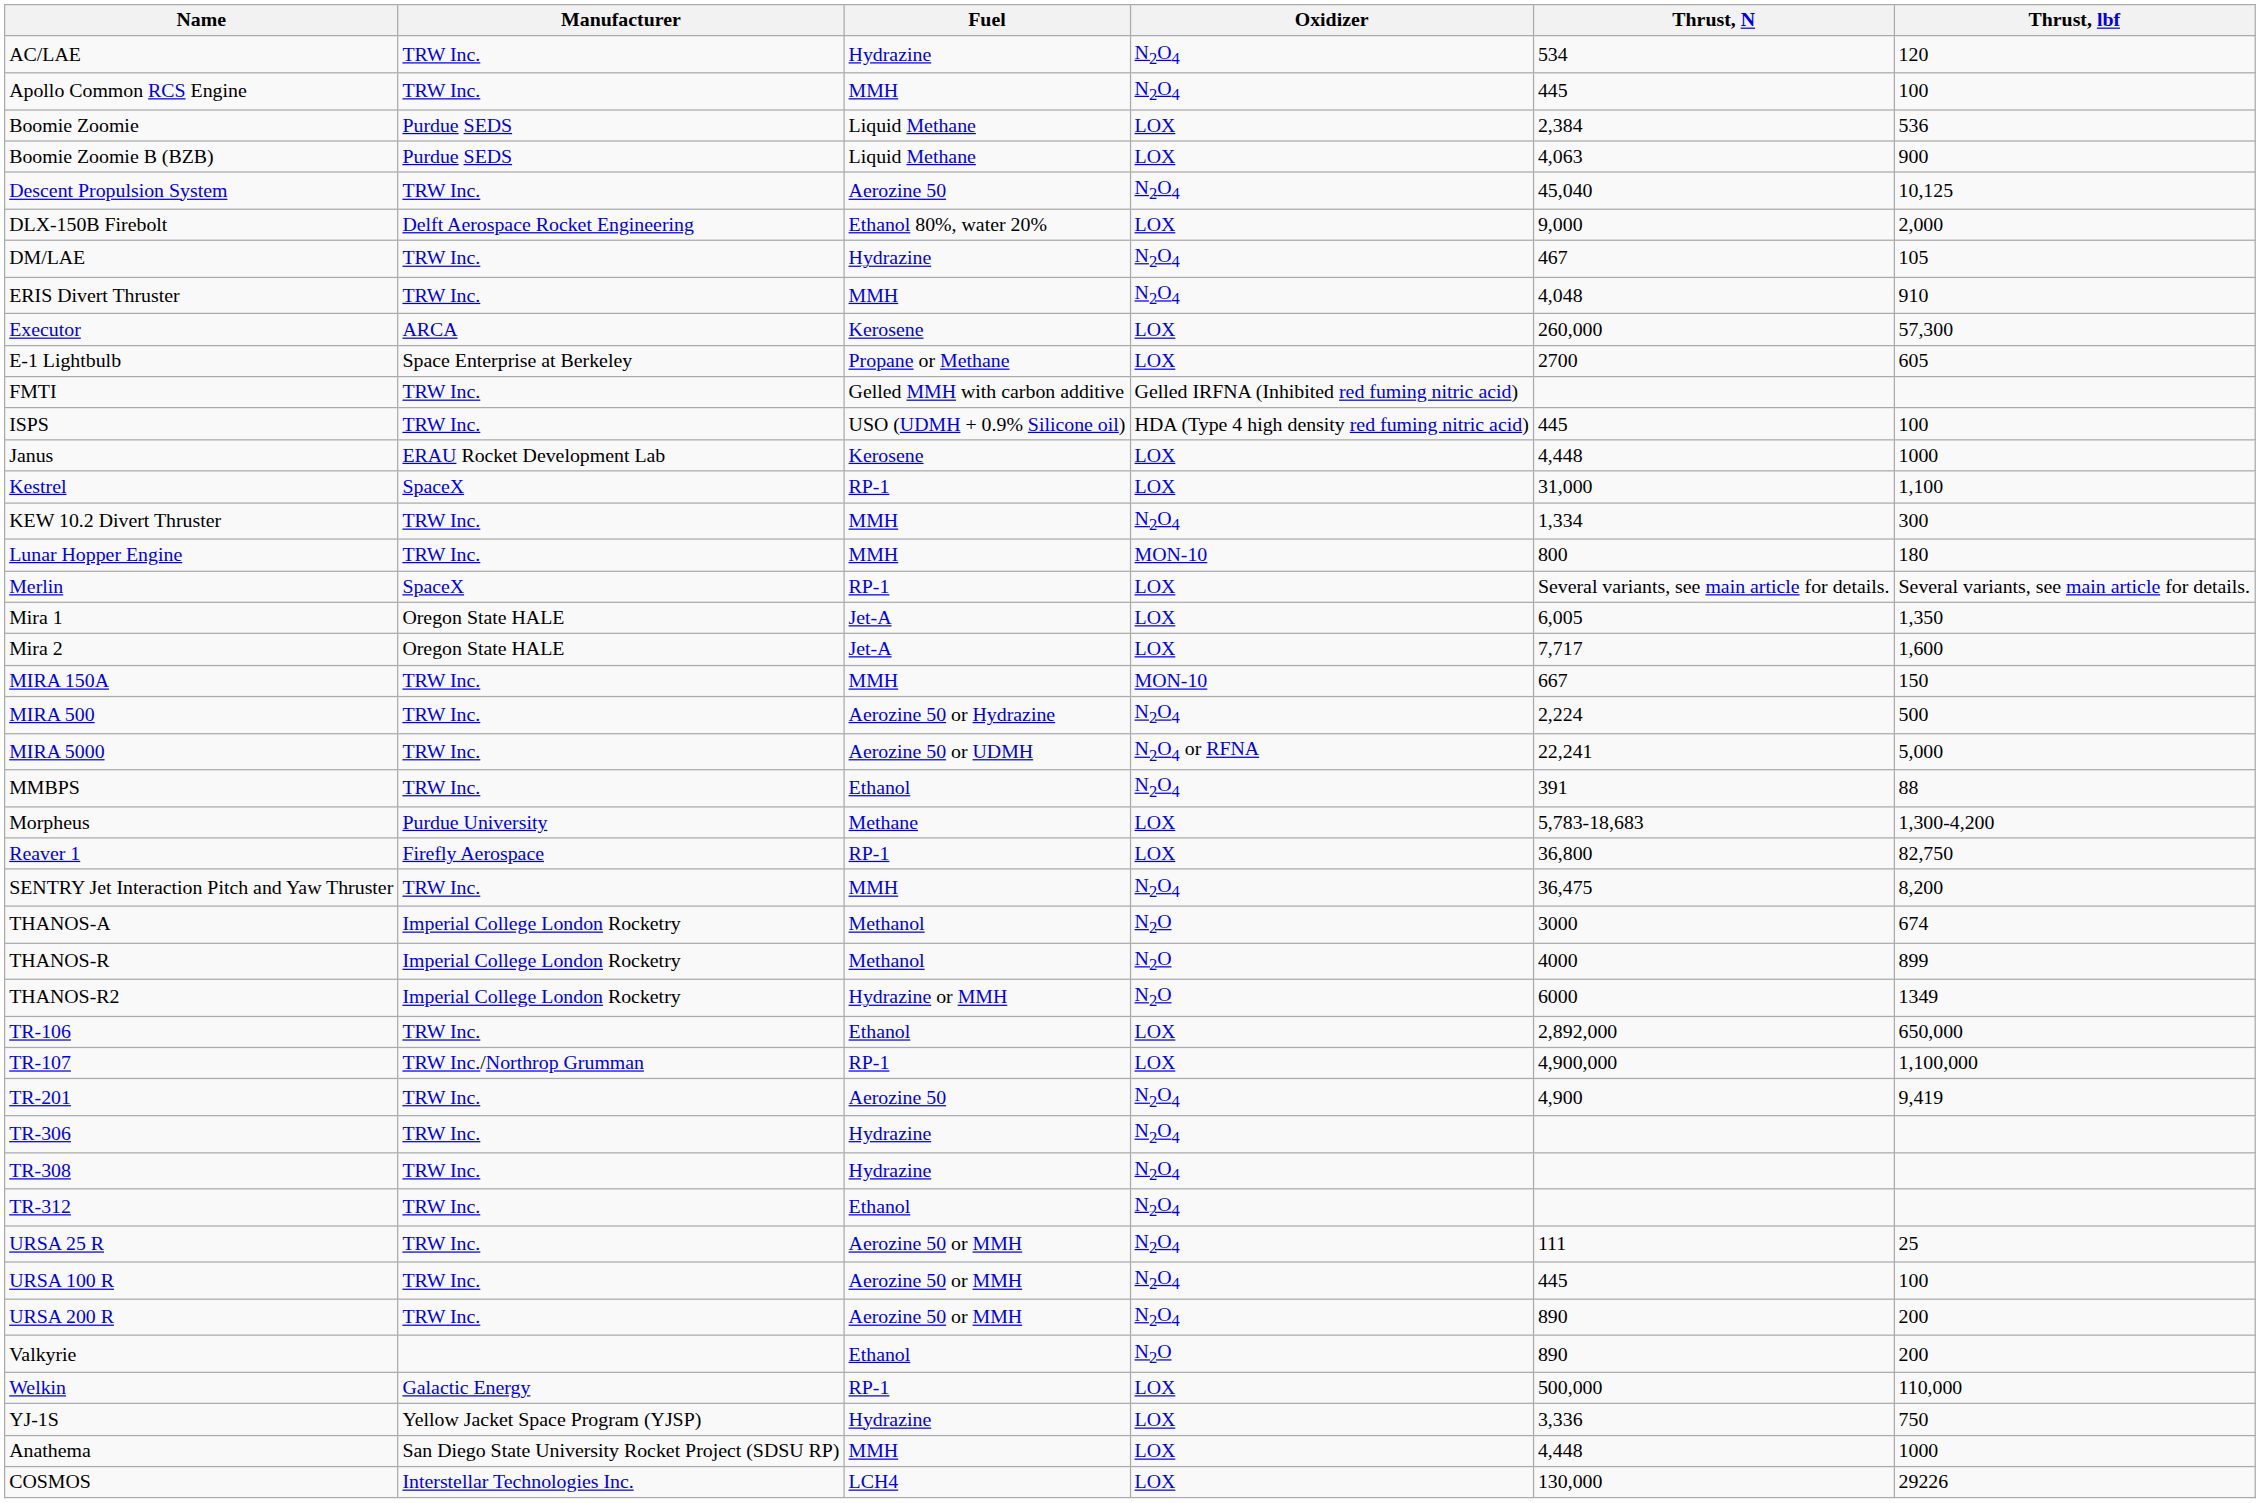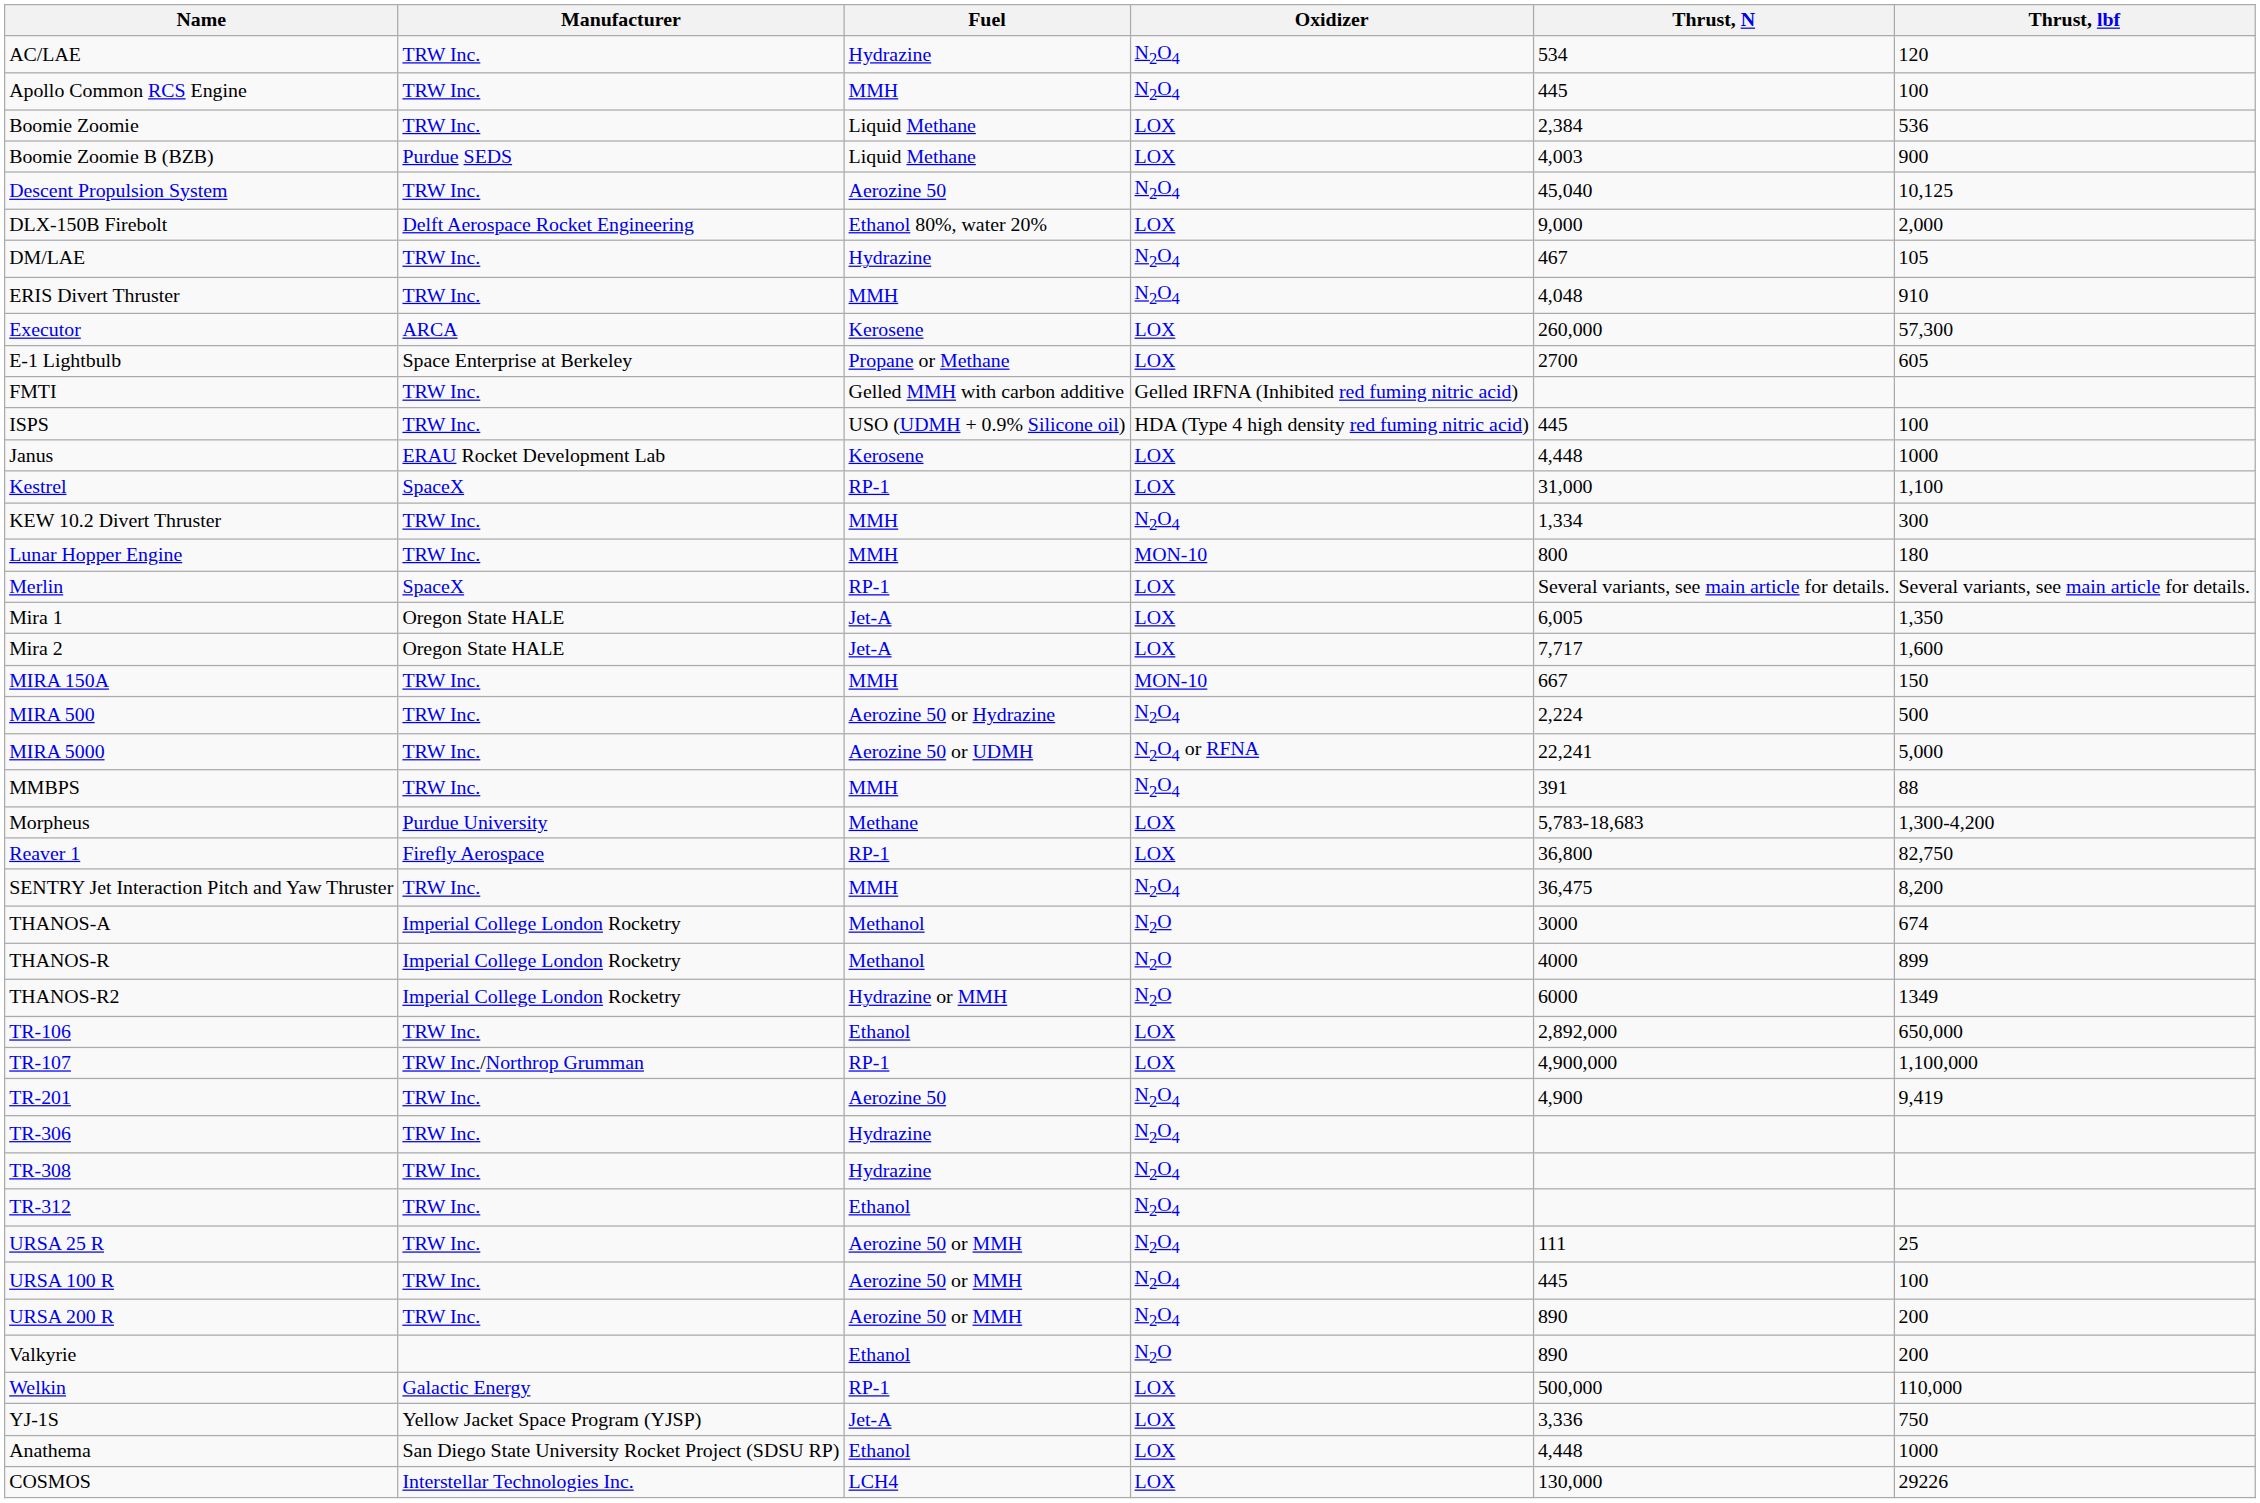(457, 125) Purdue SEDS -> (441, 125) TRW Inc.
(1560, 156) 4,063 -> (1560, 156) 4,003
(879, 788) Ethanol -> (873, 788) MMH
(890, 1419) Hydrazine -> (870, 1419) Jet-A
(873, 1450) MMH -> (879, 1450) Ethanol
